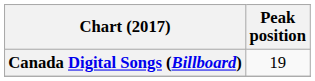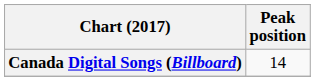(278, 62) 19 -> (278, 62) 14
